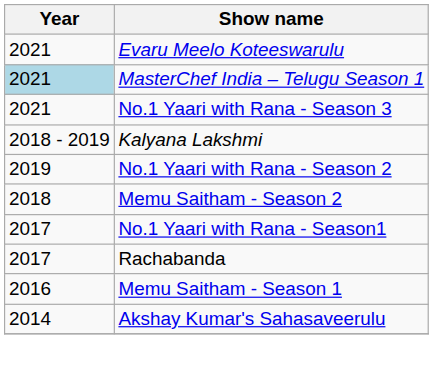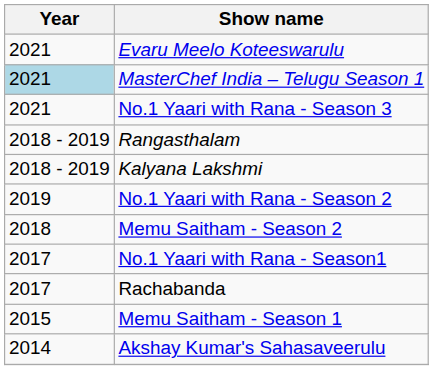+ row: (179, 139)
(30, 288) 2016 -> (30, 318) 2015
